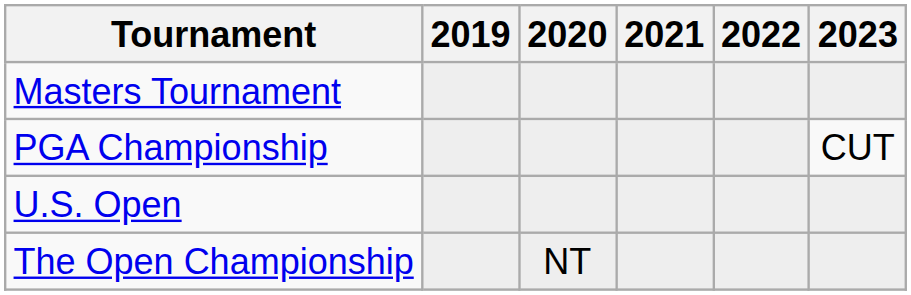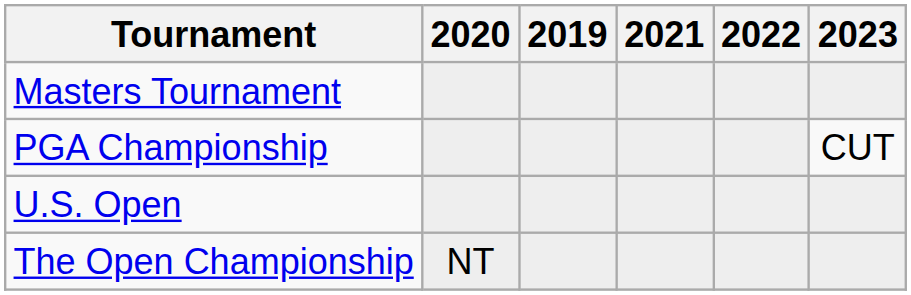columns swapped: (471, 34) <-> (567, 34)
